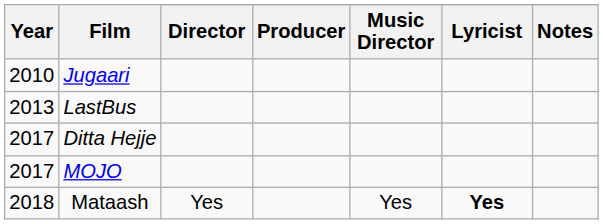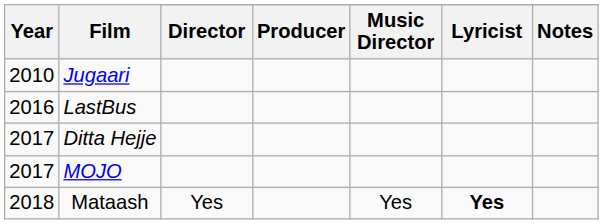(32, 107) 2013 -> (32, 107) 2016
